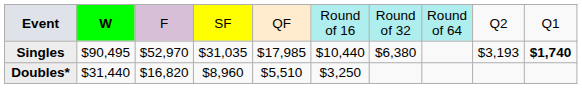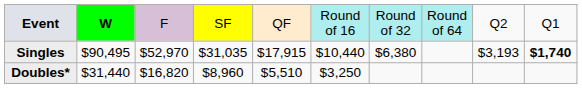(282, 52) $17,985 -> (282, 52) $17,915
